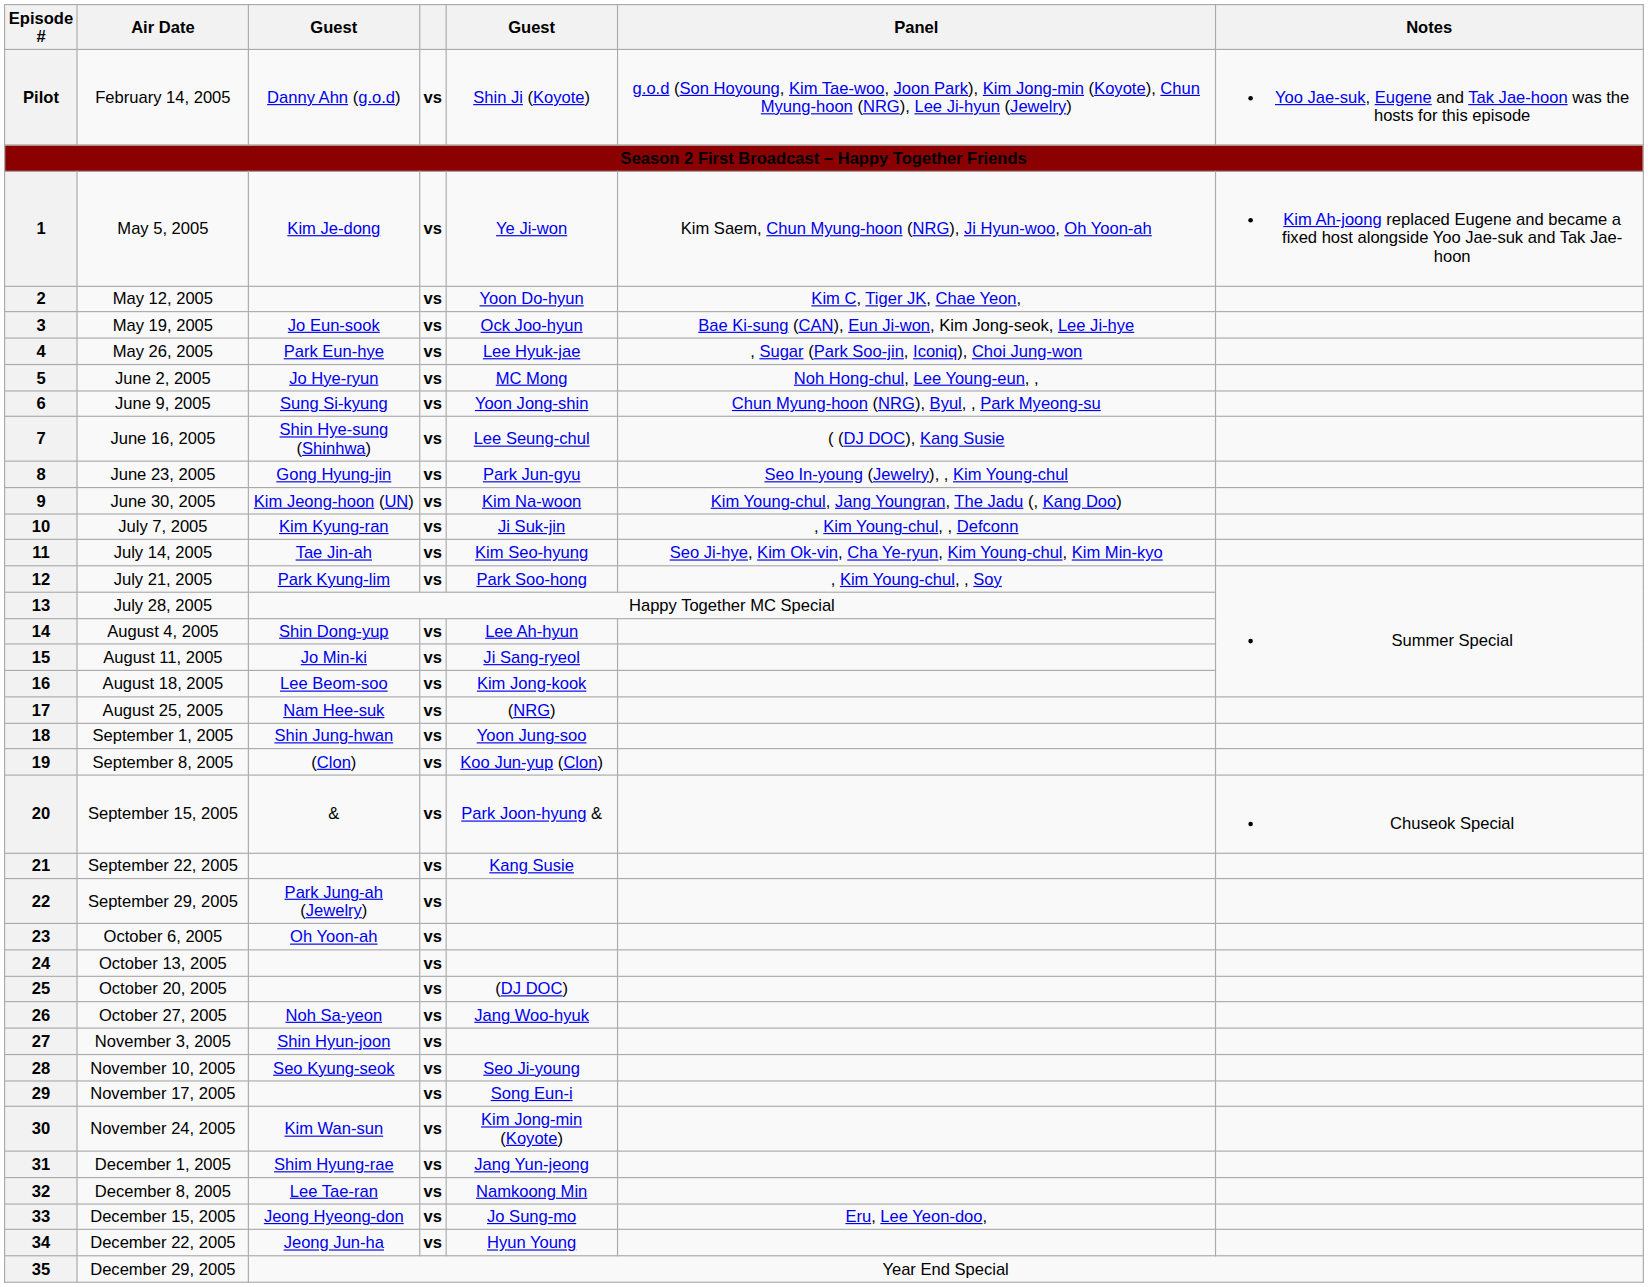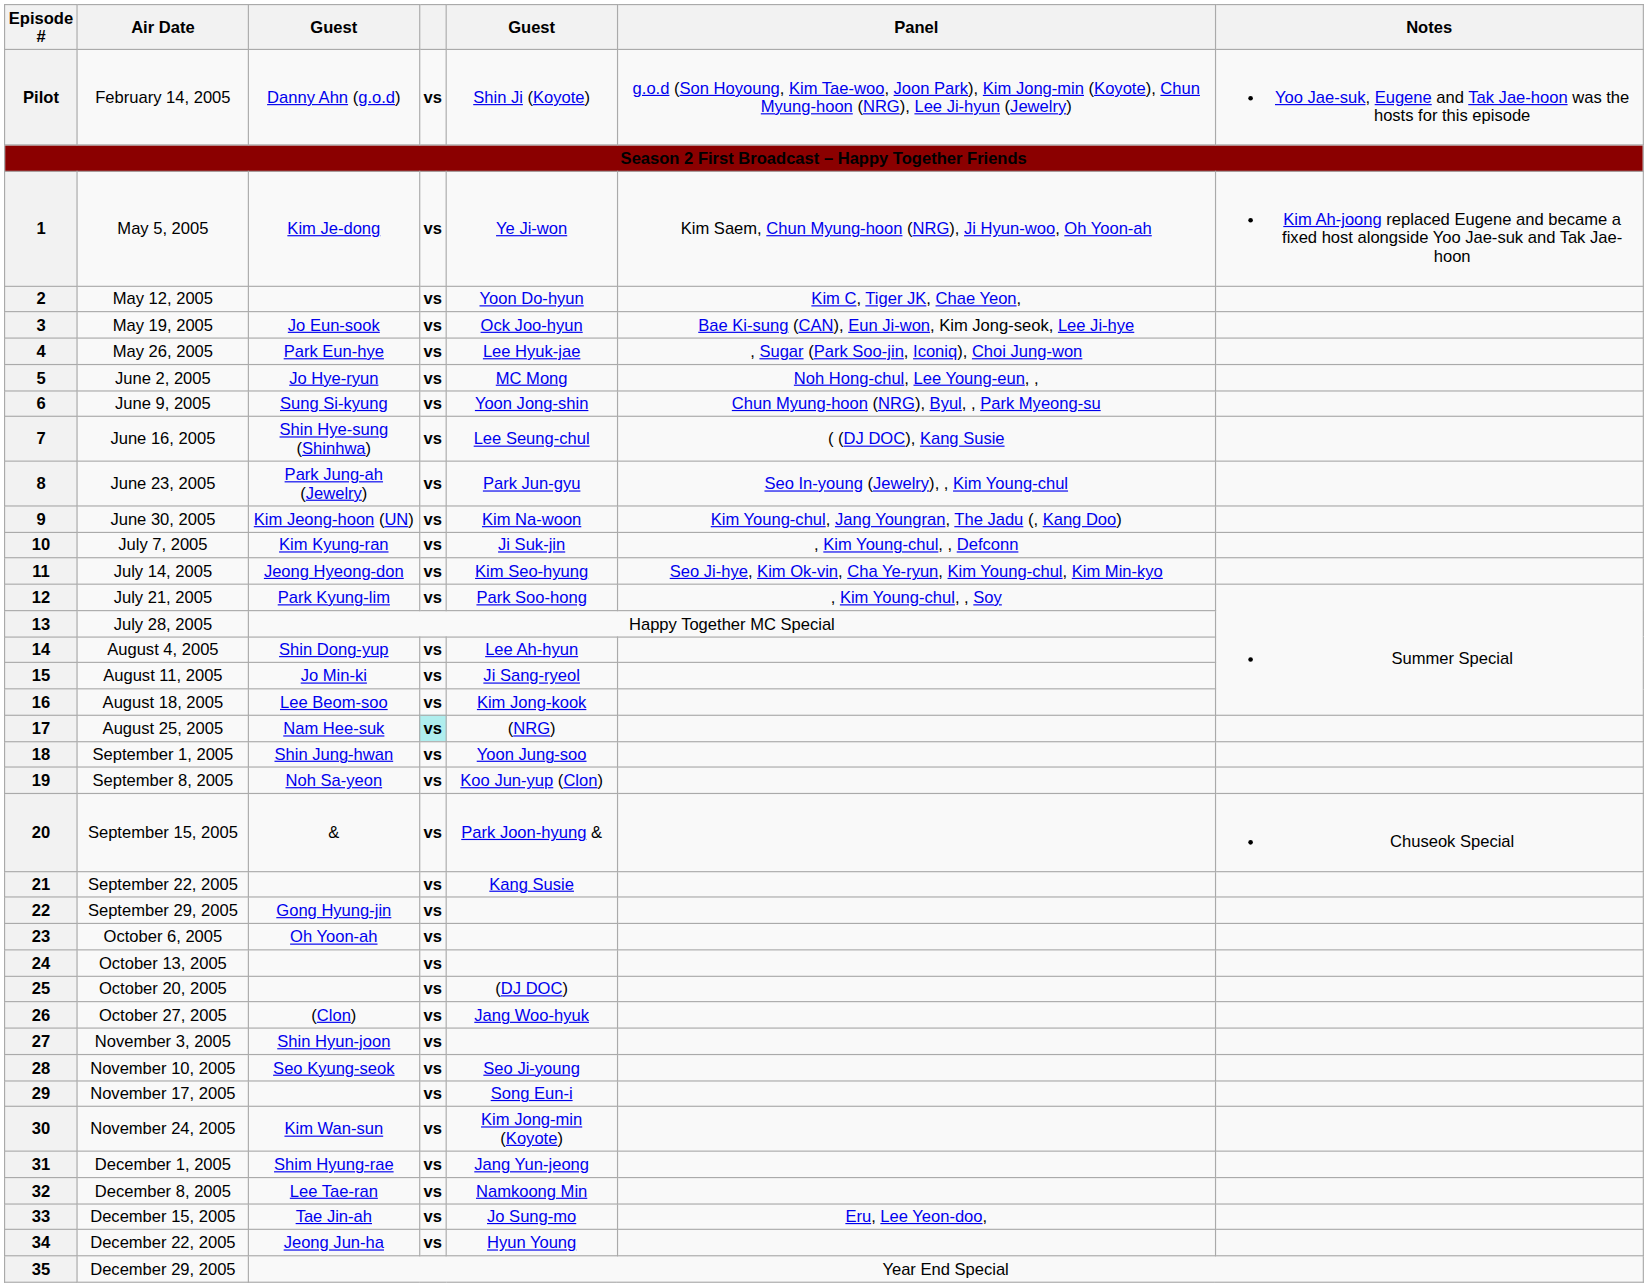(334, 475) Gong Hyung-jin -> (334, 484) Park Jung-ah (Jewelry)
(334, 553) Tae Jin-ah -> (334, 572) Jeong Hyeong-don
(433, 710) no background -> (433, 729) paleturquoise background
(334, 762) (Clon) -> (334, 781) Noh Sa-yeon
(334, 902) Park Jung-ah (Jewelry) -> (334, 911) Gong Hyung-jin
(334, 1015) Noh Sa-yeon -> (334, 1015) (Clon)
(334, 1217) Jeong Hyeong-don -> (334, 1217) Tae Jin-ah
